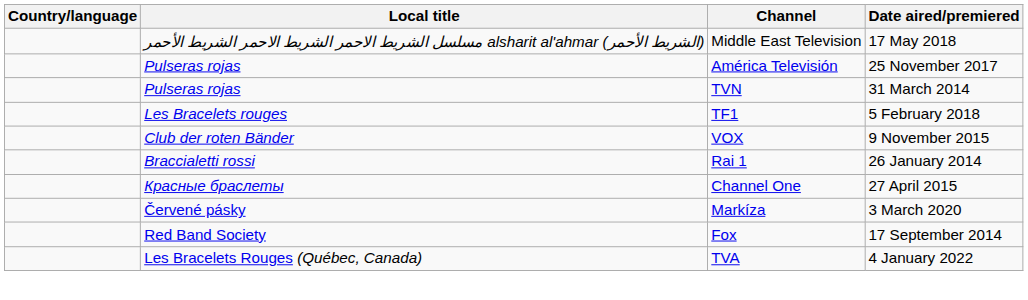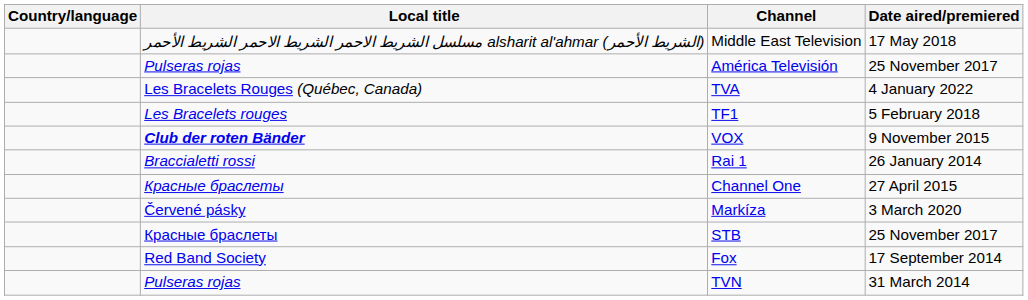rows swapped: (726, 89) <-> (726, 258)
(219, 138) normal -> (224, 138) bold
+ row: (726, 234)
